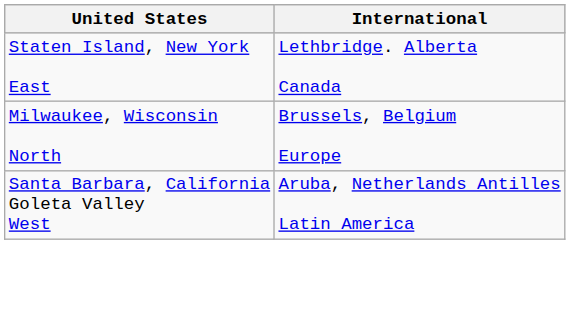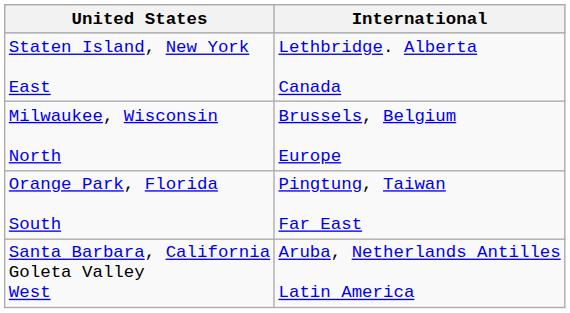+ row: (113, 205)
